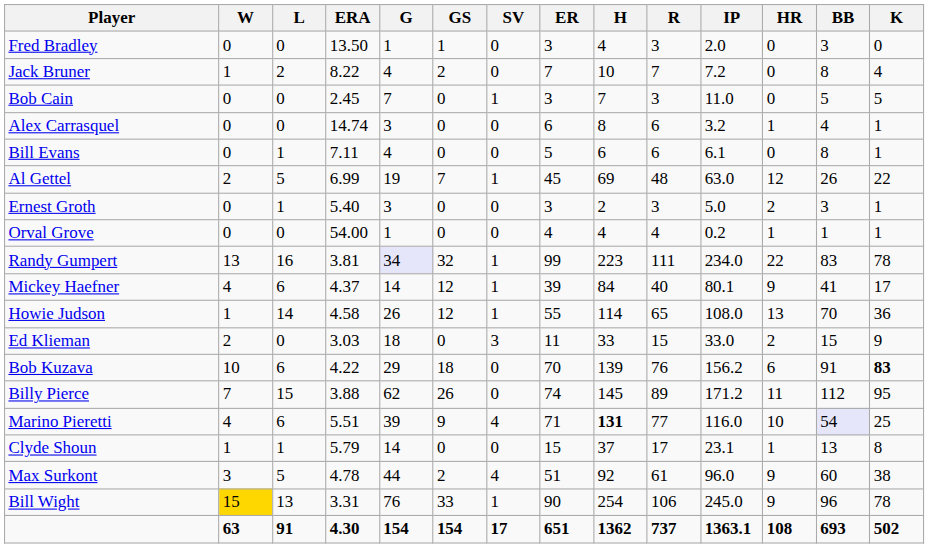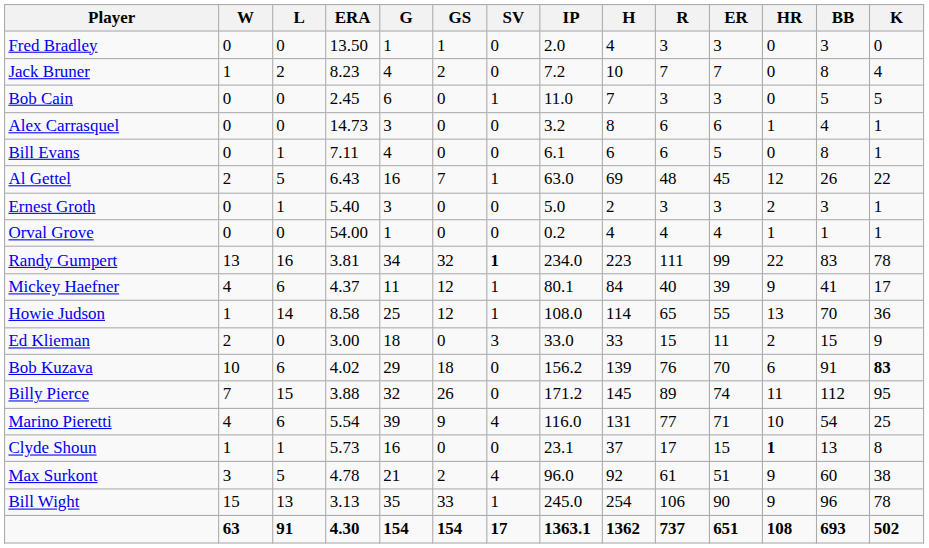columns swapped: (732, 17) <-> (567, 17)
(345, 71) 8.22 -> (345, 71) 8.23
(388, 98) 7 -> (388, 98) 6
(349, 125) 14.74 -> (349, 125) 14.73
(345, 179) 6.99 -> (345, 179) 6.43
(392, 179) 19 -> (392, 179) 16
(392, 260) lavender background -> (392, 260) no background
(495, 260) normal -> (495, 260) bold
(392, 286) 14 -> (392, 286) 11
(345, 313) 4.58 -> (345, 313) 8.58
(392, 313) 26 -> (392, 313) 25
(345, 340) 3.03 -> (345, 340) 3.00
(345, 367) 4.22 -> (345, 367) 4.02
(392, 394) 62 -> (392, 394) 32
(345, 421) 5.51 -> (345, 421) 5.54
(610, 421) bold -> (619, 421) normal
(829, 421) lavender background -> (829, 421) no background
(345, 448) 5.79 -> (345, 448) 5.73
(392, 448) 14 -> (392, 448) 16
(771, 448) normal -> (771, 448) bold
(392, 475) 44 -> (392, 475) 21
(231, 502) gold background -> (231, 502) no background
(345, 502) 3.31 -> (345, 502) 3.13
(392, 502) 76 -> (392, 502) 35
